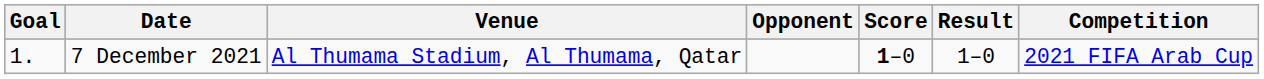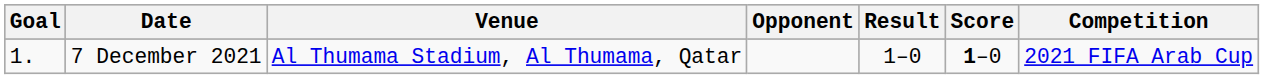columns swapped: (896, 22) <-> (976, 22)
